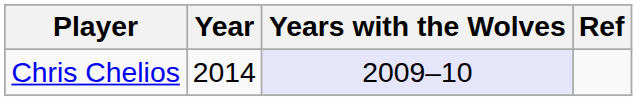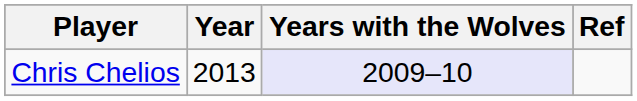(224, 71) 2014 -> (224, 71) 2013
